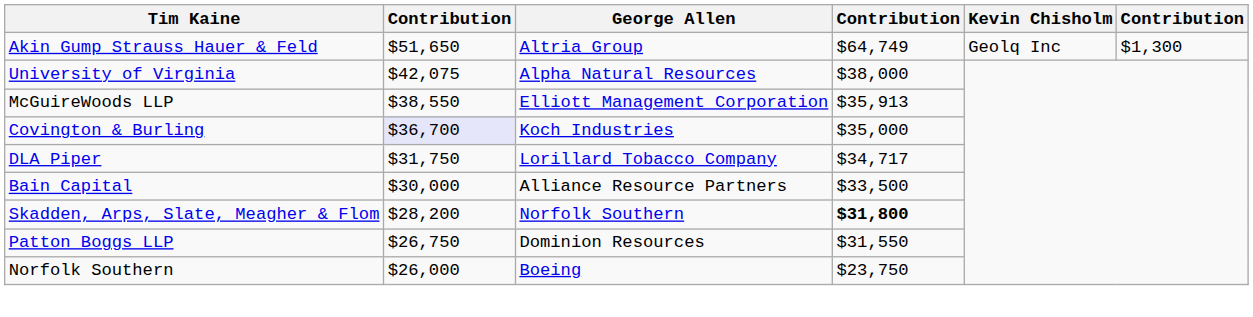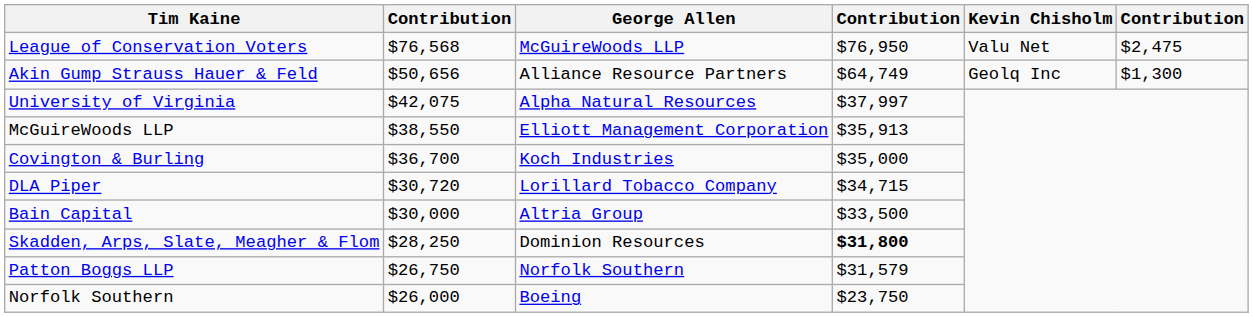+ row: (158, 47)
(424, 47) $51,650 -> (424, 75) $50,656
(581, 47) Altria Group -> (653, 75) Alliance Resource Partners
(873, 75) $38,000 -> (873, 103) $37,997
(424, 131) lavender background -> (424, 158) no background
(424, 158) $31,750 -> (424, 186) $30,720
(873, 158) $34,717 -> (873, 186) $34,715
(653, 186) Alliance Resource Partners -> (581, 214) Altria Group
(424, 214) $28,200 -> (424, 242) $28,250
(602, 214) Norfolk Southern -> (612, 242) Dominion Resources
(612, 242) Dominion Resources -> (602, 270) Norfolk Southern
(873, 242) $31,550 -> (873, 270) $31,579
